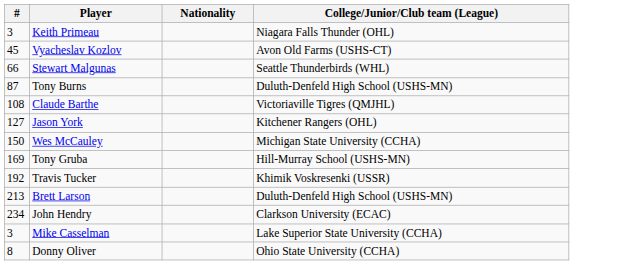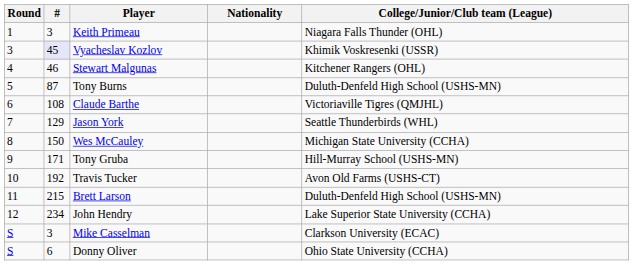+ column: (24, 13)
(13, 50) no background -> (53, 50) lavender background
(324, 50) Avon Old Farms (USHS-CT) -> (371, 50) Khimik Voskresenki (USSR)
(13, 68) 66 -> (53, 68) 46
(323, 68) Seattle Thunderbirds (WHL) -> (365, 68) Kitchener Rangers (OHL)
(16, 123) 127 -> (55, 123) 129
(316, 123) Kitchener Rangers (OHL) -> (371, 123) Seattle Thunderbirds (WHL)
(16, 159) 169 -> (55, 159) 171
(323, 178) Khimik Voskresenki (USSR) -> (372, 178) Avon Old Farms (USHS-CT)
(16, 196) 213 -> (55, 196) 215
(323, 214) Clarkson University (ECAC) -> (397, 214) Lake Superior State University (CCHA)
(349, 232) Lake Superior State University (CCHA) -> (372, 232) Clarkson University (ECAC)
(10, 251) 8 -> (50, 251) 6
